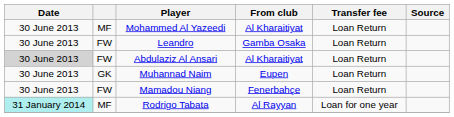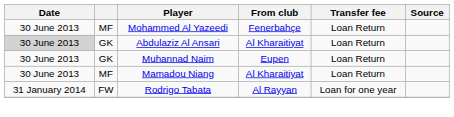(274, 27) Al Kharaitiyat -> (275, 27) Fenerbahçe
- row: (176, 43)
(104, 58) FW -> (106, 43) GK
(104, 89) FW -> (106, 73) MF
(274, 89) Fenerbahçe -> (275, 73) Al Kharaitiyat
(49, 104) paleturquoise background -> (49, 89) no background
(104, 104) MF -> (106, 89) FW
